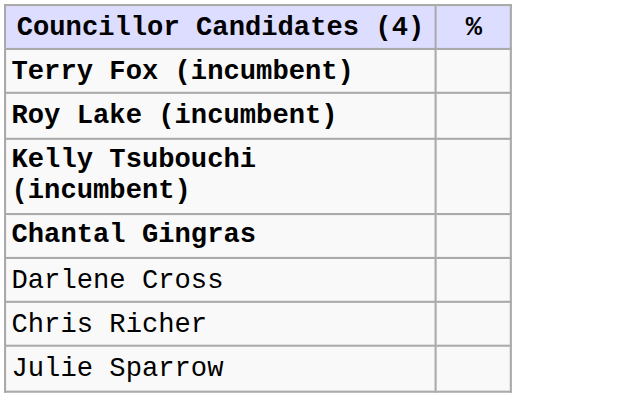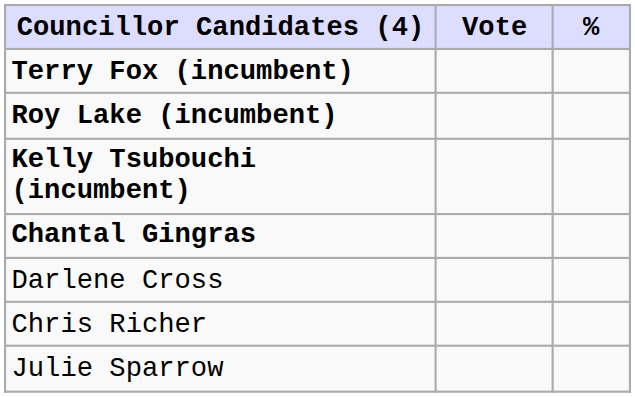+ column: (495, 27)
